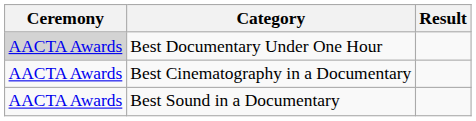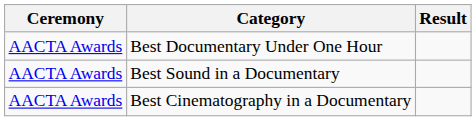(65, 45) lightgrey background -> (65, 45) no background
rows swapped: (271, 73) <-> (235, 101)
